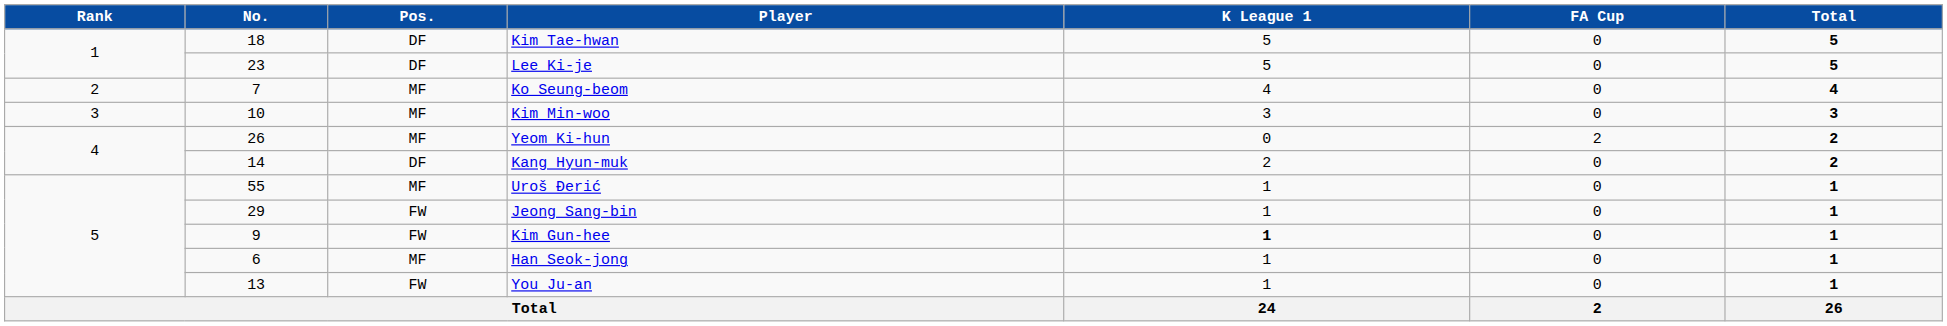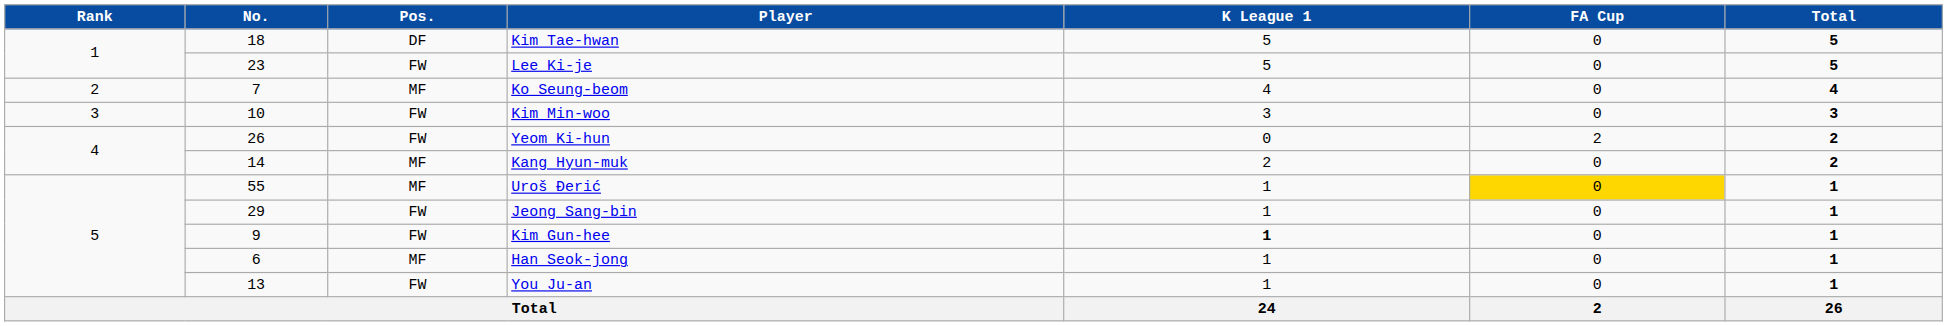(418, 65) DF -> (418, 65) FW
(418, 114) MF -> (418, 114) FW
(418, 139) MF -> (418, 139) FW
(418, 163) DF -> (418, 163) MF
(1597, 187) no background -> (1597, 187) gold background
